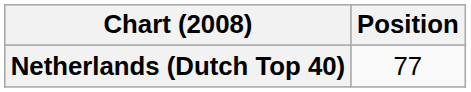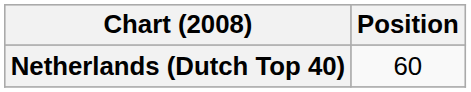(408, 65) 77 -> (408, 65) 60
